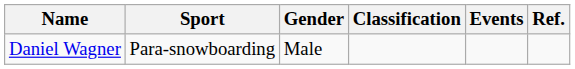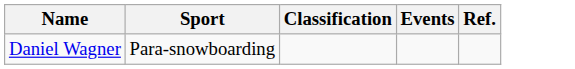- column: (314, 19)
